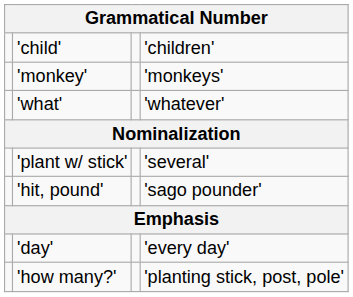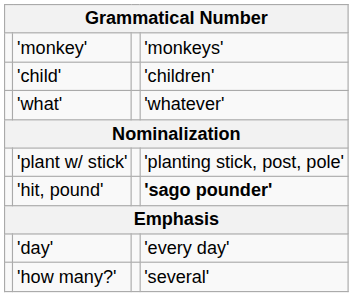rows swapped: (39, 47) <-> (52, 76)
(177, 162) 'several' -> (244, 162) 'planting stick, post, pole'
(203, 190) normal -> (208, 190) bold
(244, 276) 'planting stick, post, pole' -> (177, 276) 'several'
